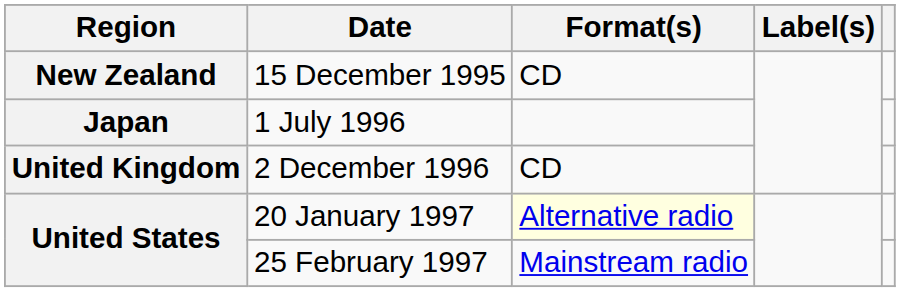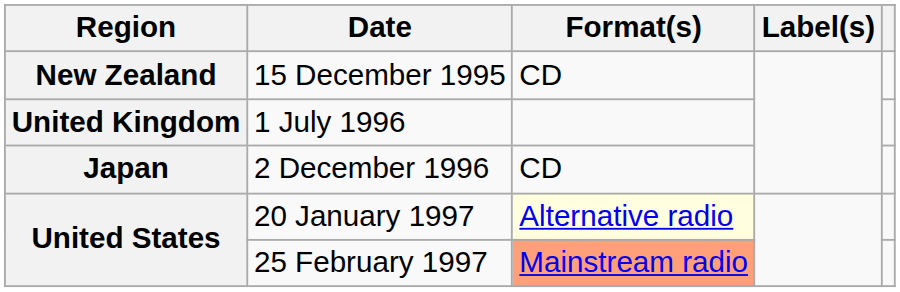(126, 121) Japan -> (126, 121) United Kingdom
(126, 168) United Kingdom -> (126, 168) Japan
(634, 262) no background -> (634, 262) lightsalmon background
